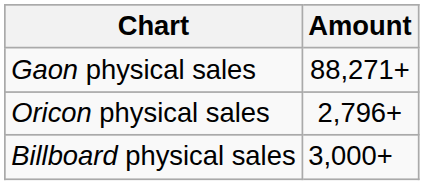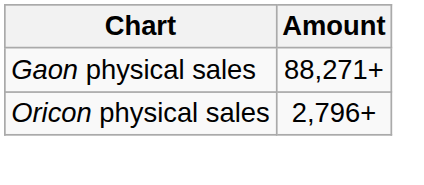- row: (153, 156)
